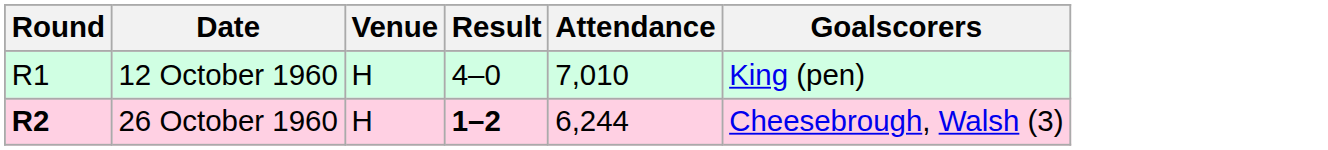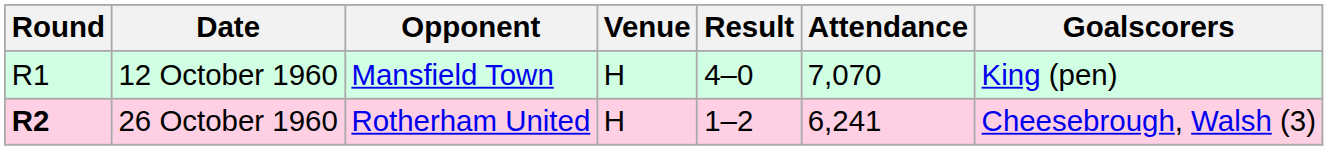+ column: (471, 27)
(592, 74) 7,010 -> (845, 74) 7,070
(476, 121) bold -> (729, 121) normal
(592, 121) 6,244 -> (845, 121) 6,241
